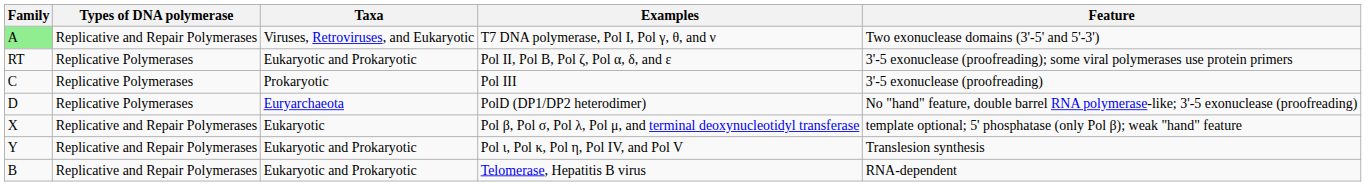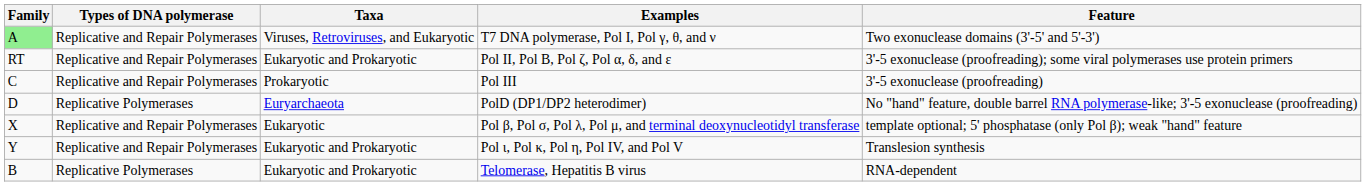(124, 59) Replicative Polymerases -> (157, 59) Replicative and Repair Polymerases
(124, 81) Replicative Polymerases -> (157, 81) Replicative and Repair Polymerases
(157, 170) Replicative and Repair Polymerases -> (124, 170) Replicative Polymerases
